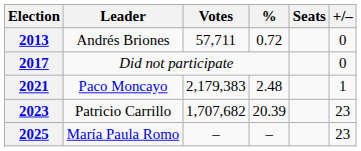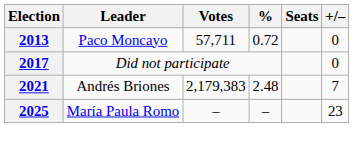(123, 39) Andrés Briones -> (123, 39) Paco Moncayo
(123, 87) Paco Moncayo -> (123, 87) Andrés Briones
(343, 87) 1 -> (335, 87) 7
- row: (34, 110)
